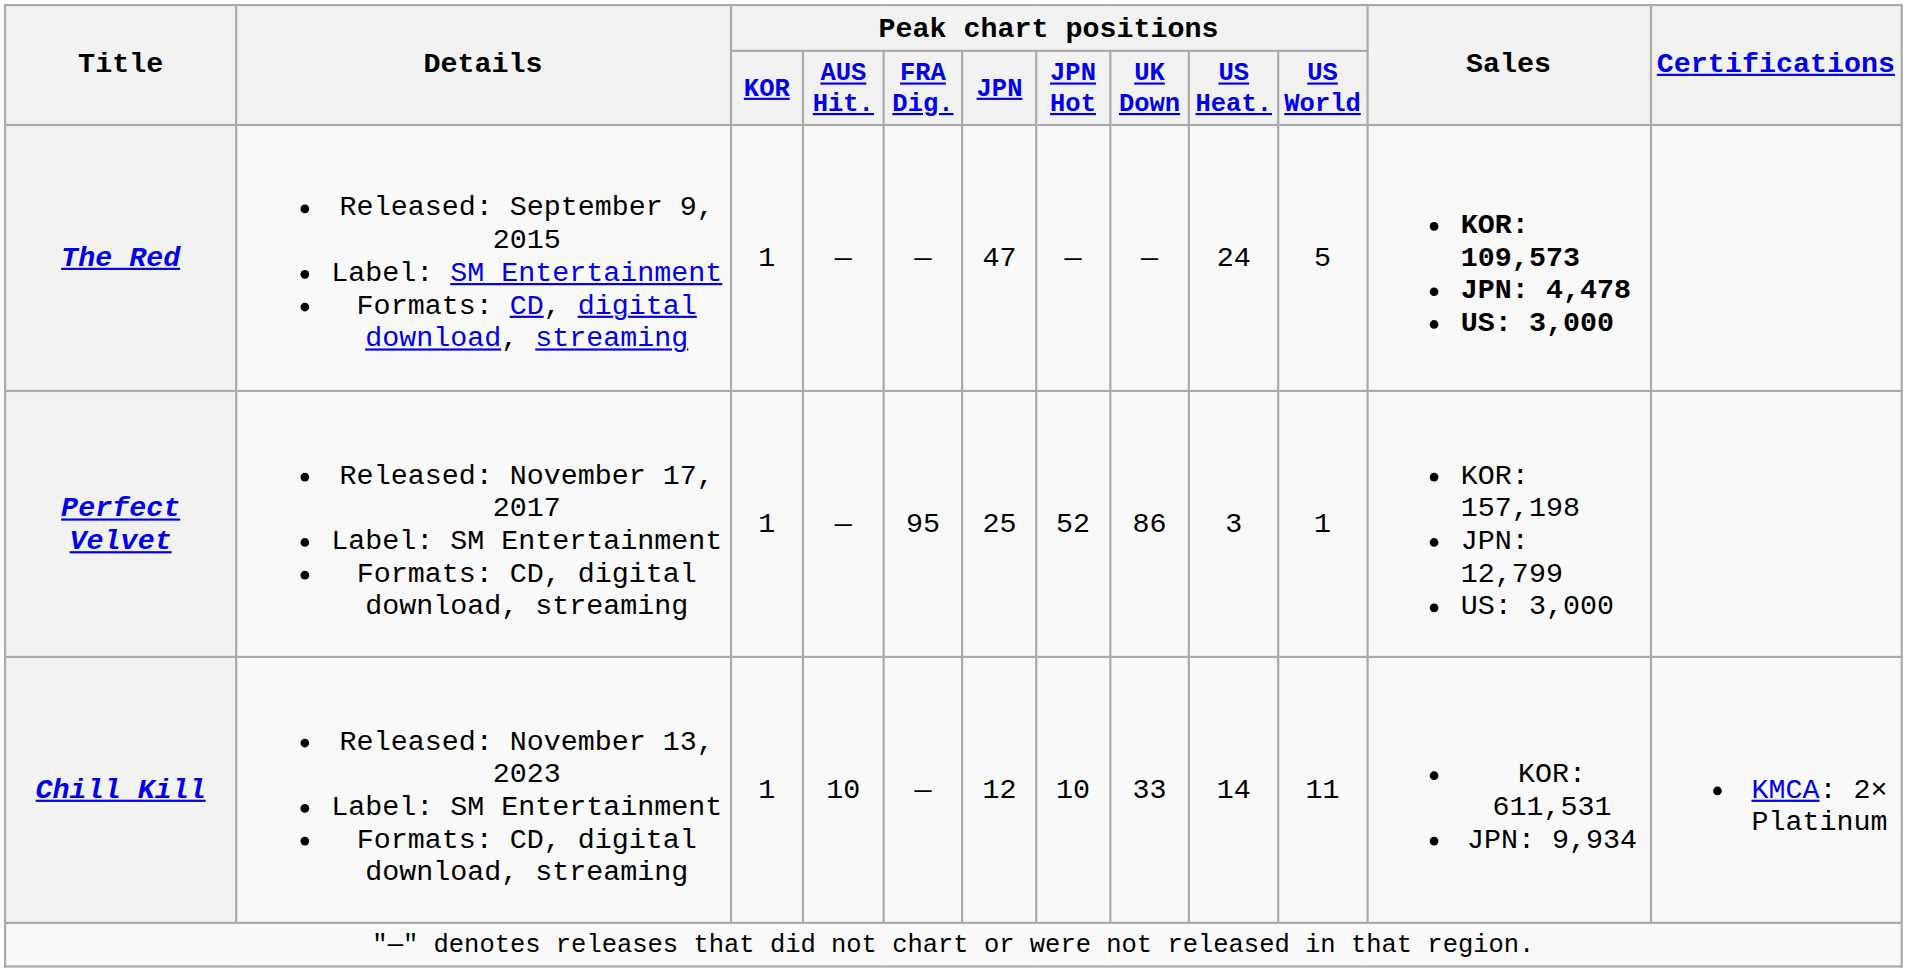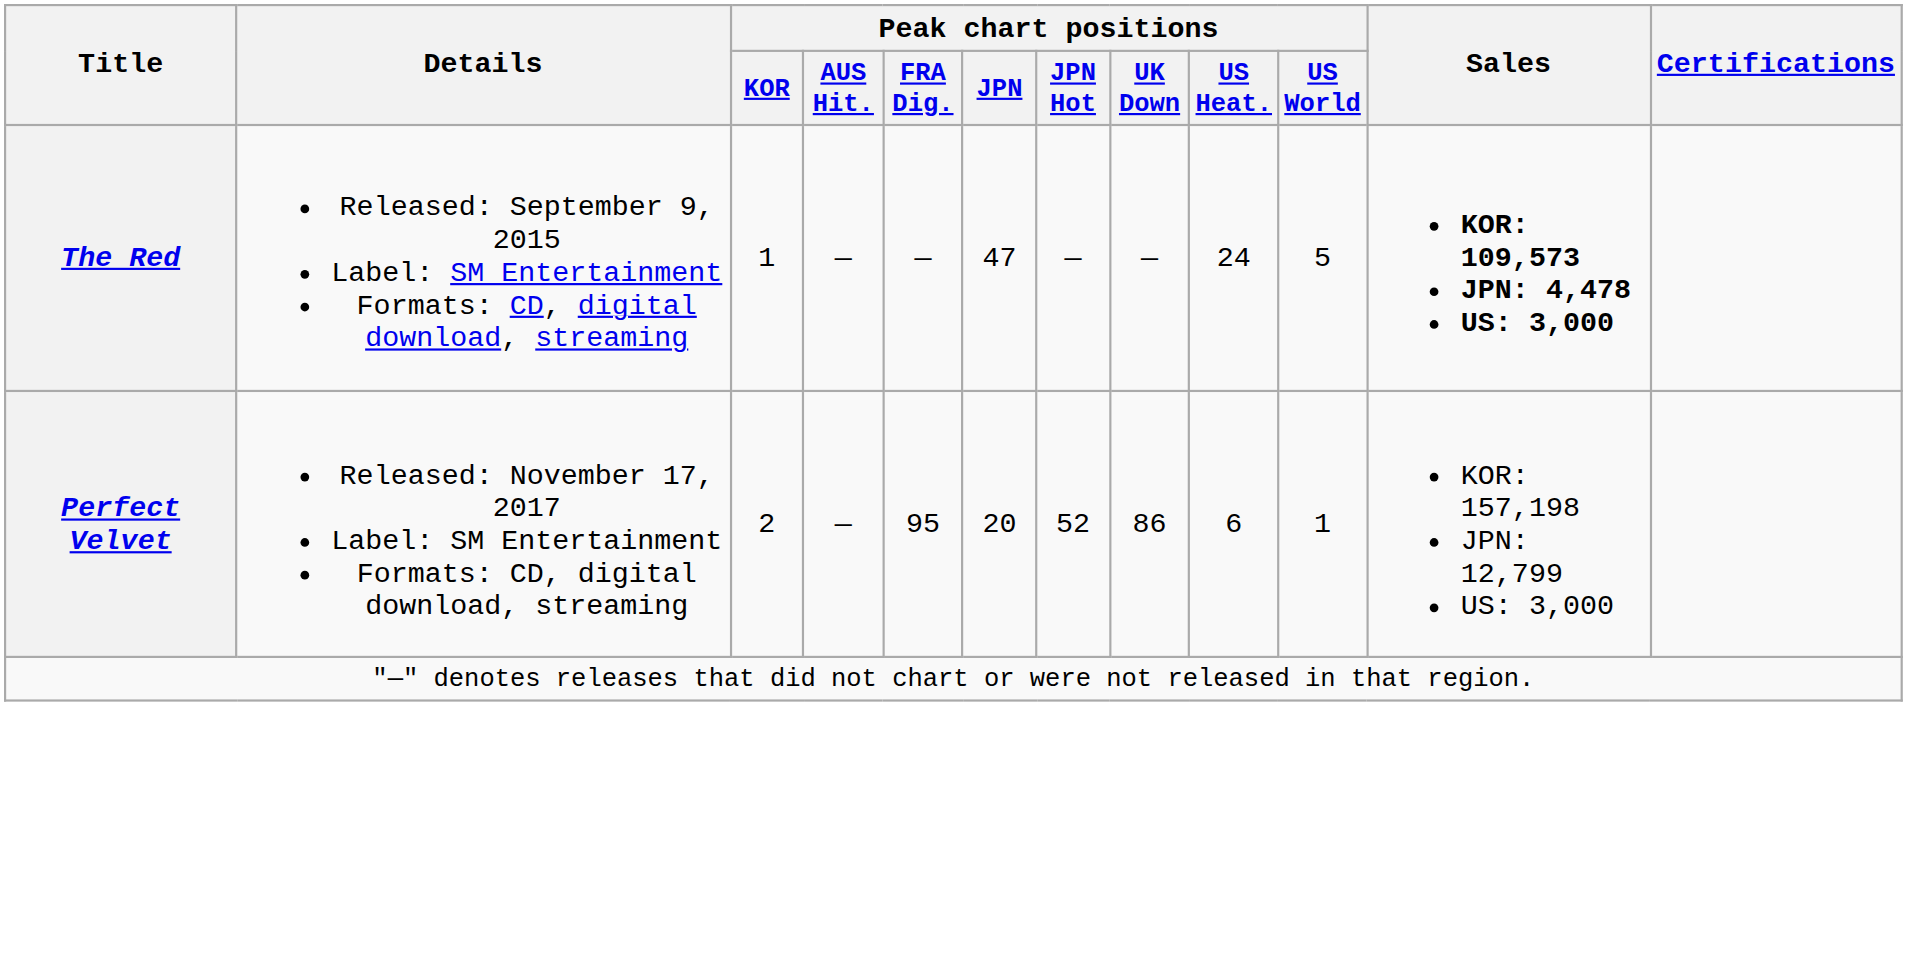(767, 524) 1 -> (767, 524) 2
(999, 524) 25 -> (999, 524) 20
(1234, 524) 3 -> (1234, 524) 6
- row: (121, 791)
